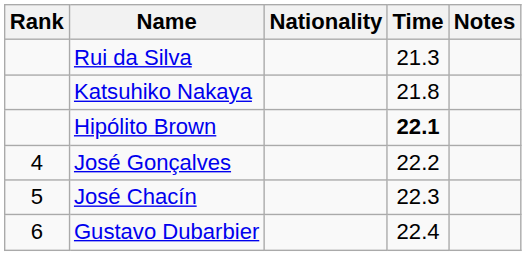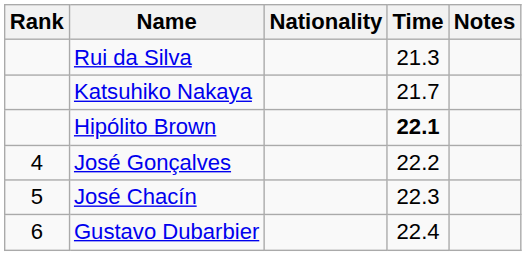(418, 92) 21.8 -> (418, 92) 21.7
